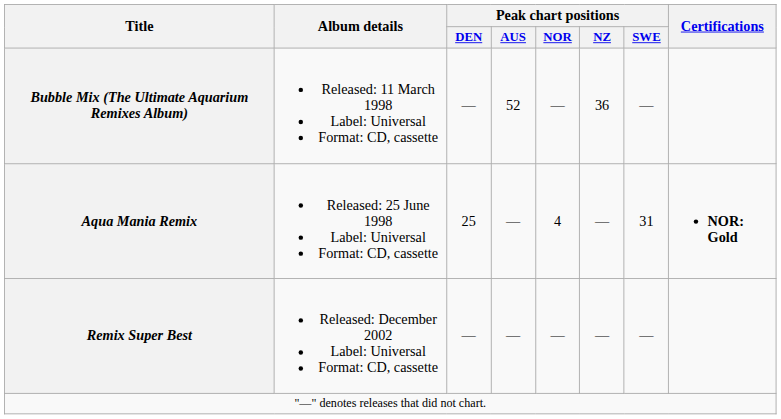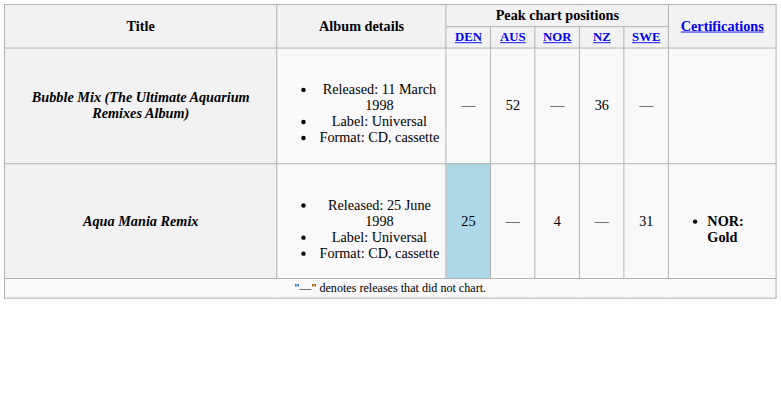(469, 220) no background -> (468, 220) lightblue background
- row: (139, 336)
